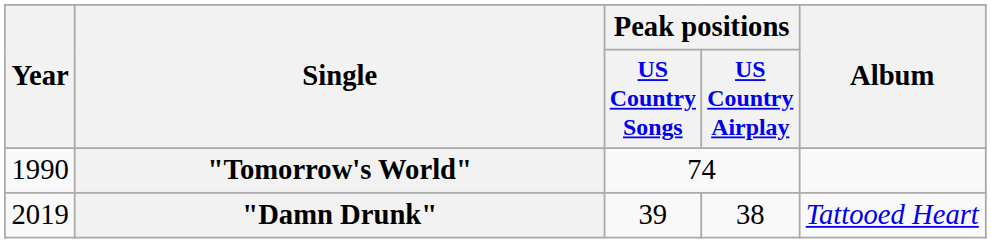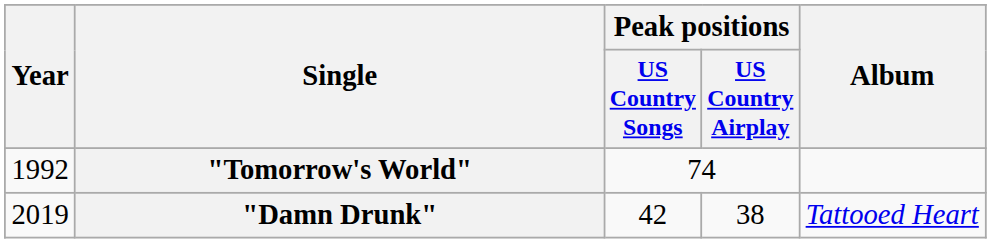(40, 169) 1990 -> (40, 169) 1992
(653, 215) 39 -> (653, 215) 42
